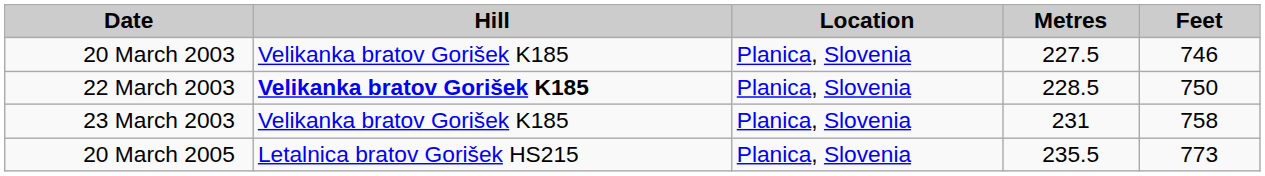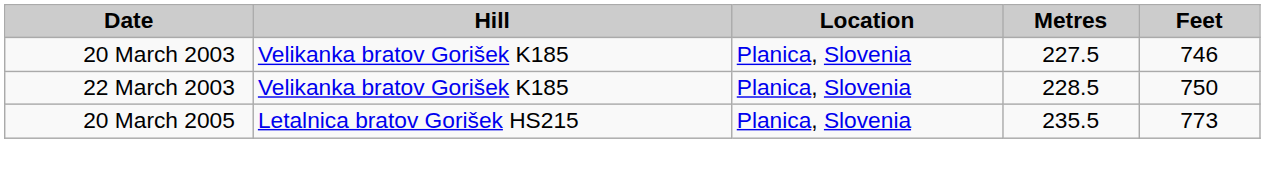(423, 87) bold -> (413, 87) normal
- row: (165, 120)
